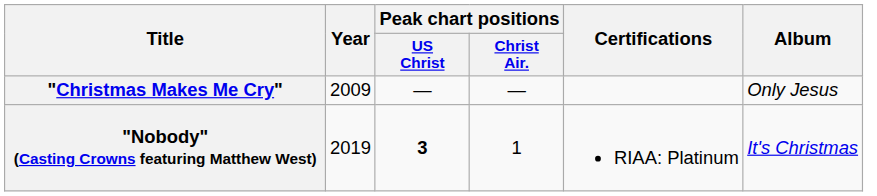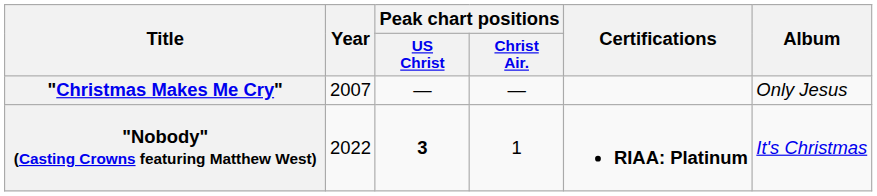(351, 90) 2009 -> (351, 90) 2007
(351, 147) 2019 -> (351, 147) 2022
(653, 158) normal -> (658, 158) bold
